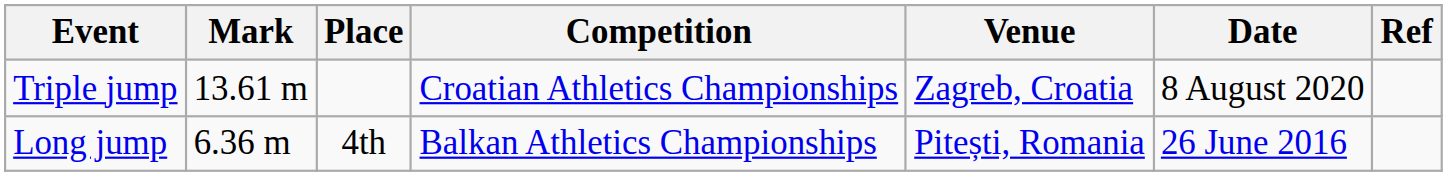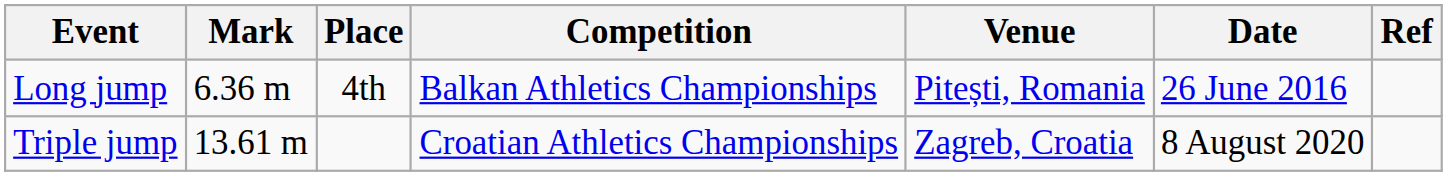rows swapped: (90, 142) <-> (95, 87)
